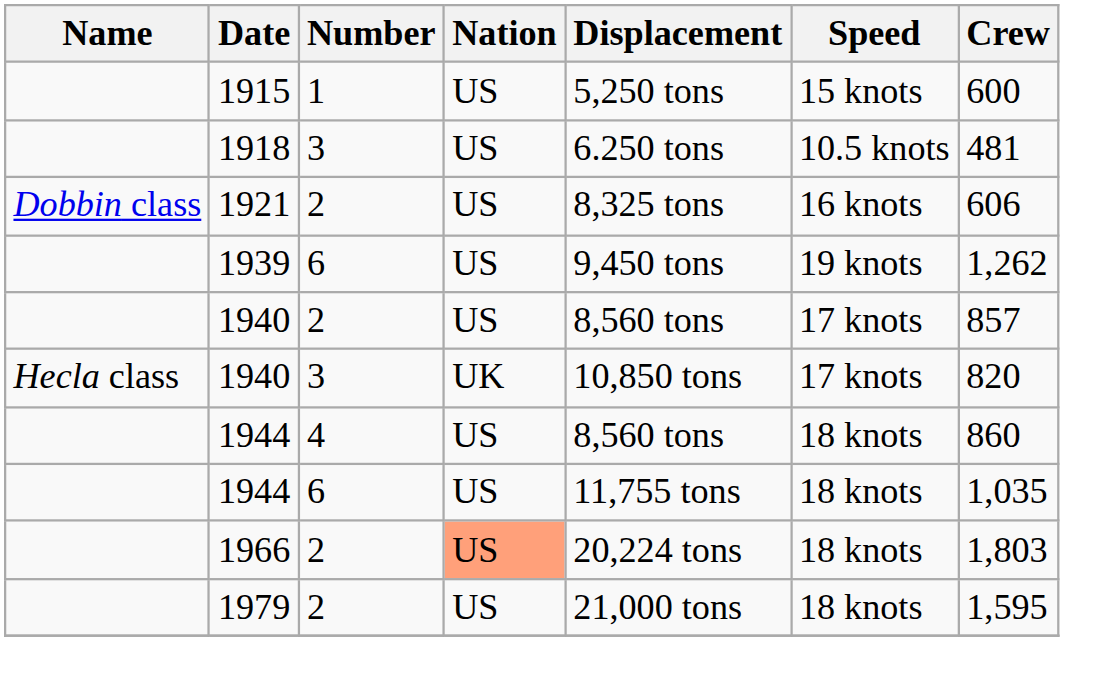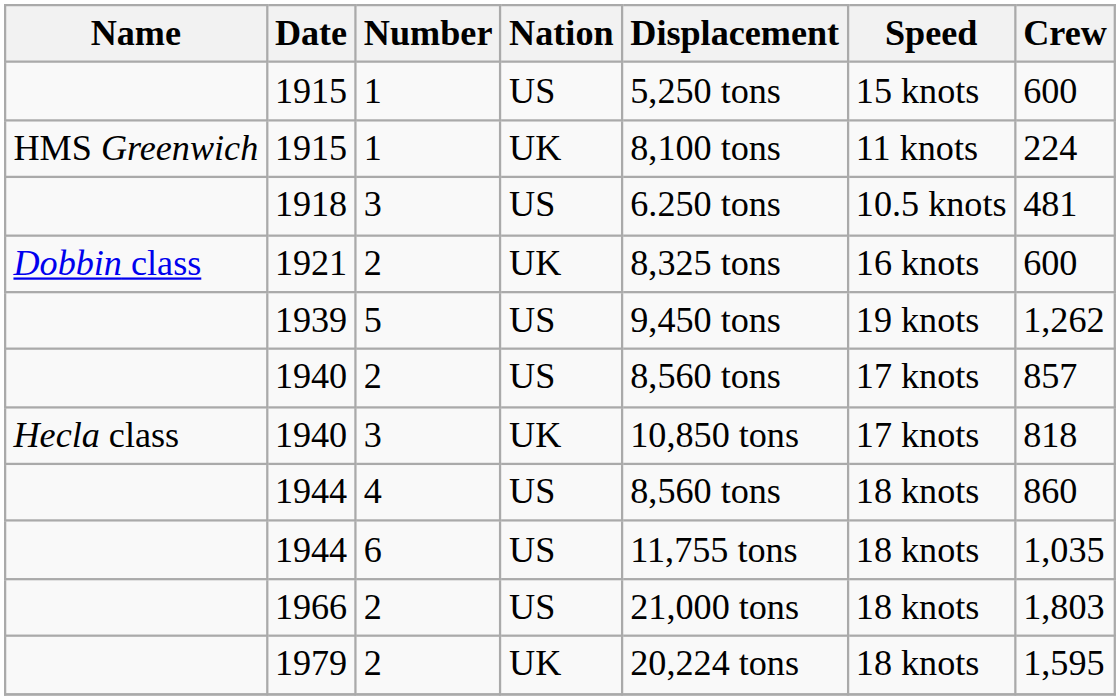+ row: (136, 147)
(475, 205) US -> (535, 262) UK
(993, 205) 606 -> (1050, 262) 600
(316, 262) 6 -> (373, 319) 5
(993, 377) 820 -> (1050, 434) 818
(475, 549) lightsalmon background -> (532, 606) no background
(658, 549) 20,224 tons -> (715, 606) 21,000 tons
(475, 606) US -> (535, 663) UK
(658, 606) 21,000 tons -> (715, 663) 20,224 tons
